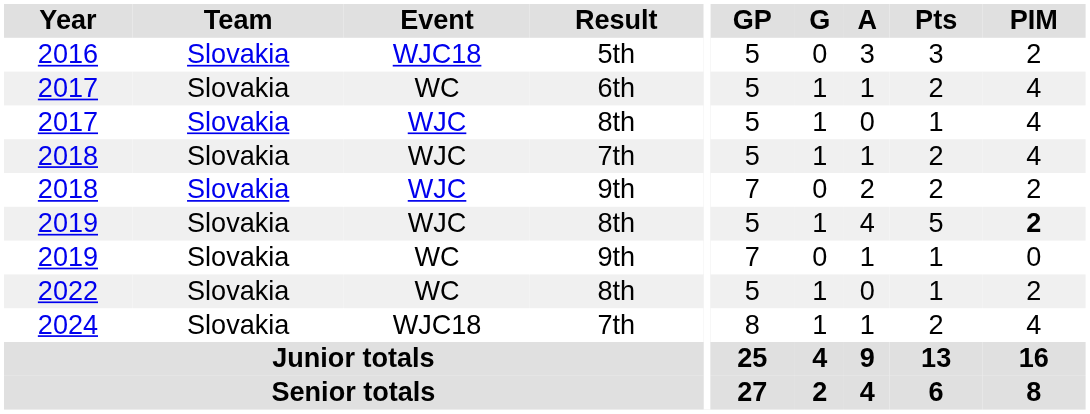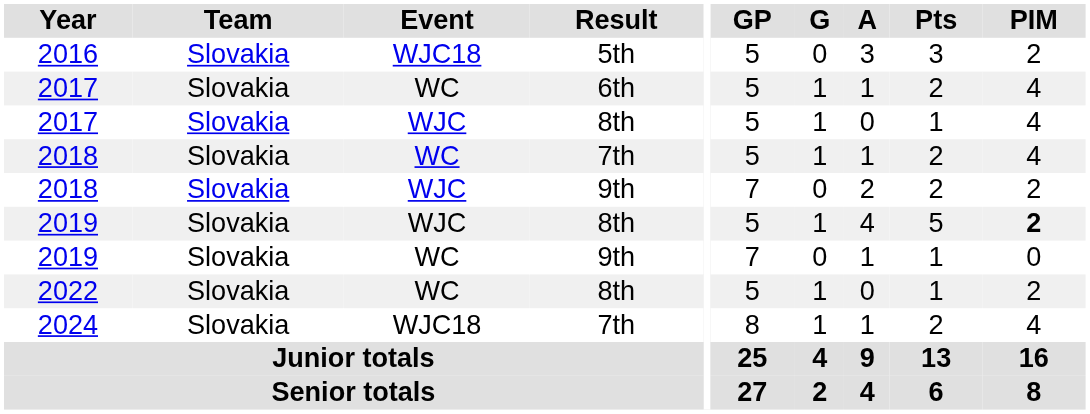(437, 155) WJC -> (437, 155) WC
